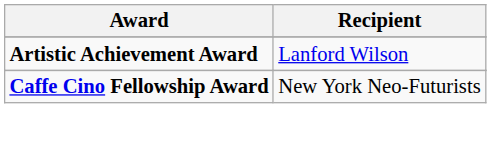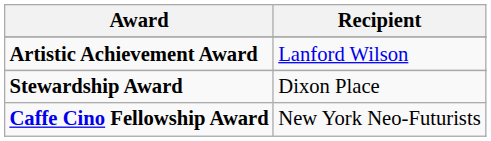+ row: (96, 86)
